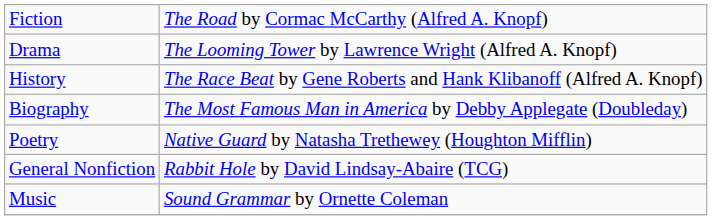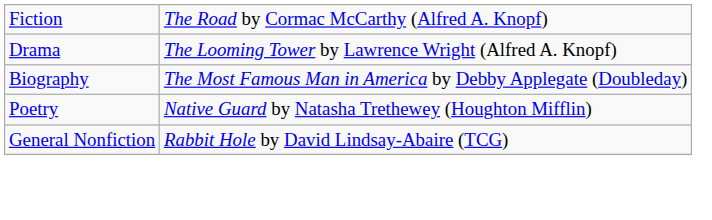- row: (37, 79)
- row: (33, 199)
